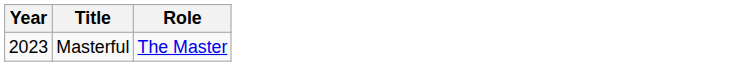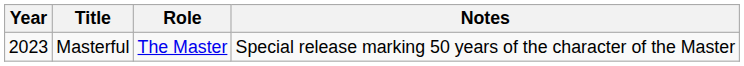+ column: (485, 18)
